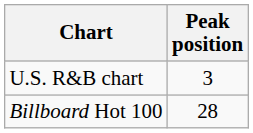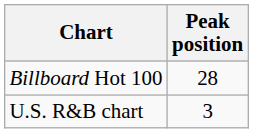rows swapped: (76, 77) <-> (86, 111)
